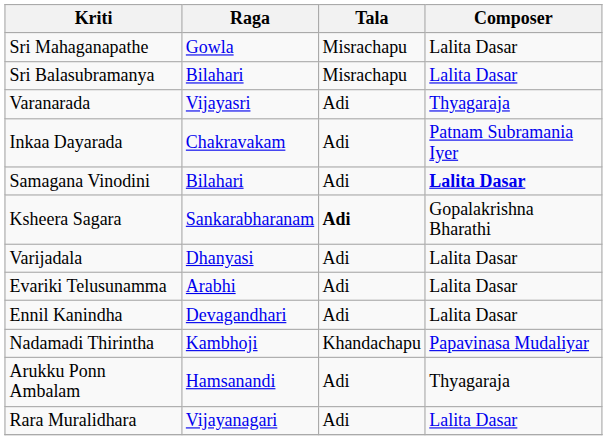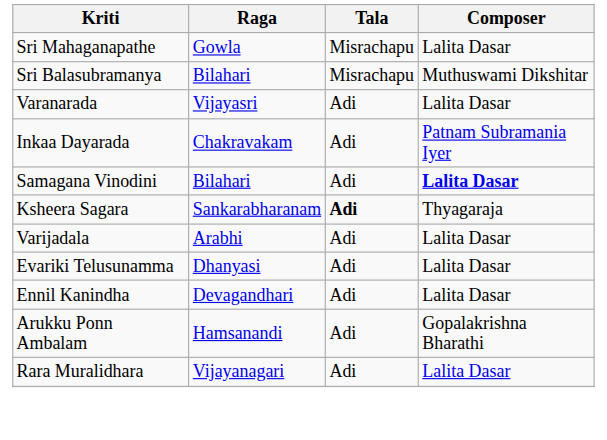(473, 75) Lalita Dasar -> (505, 75) Muthuswami Dikshitar
(470, 103) Thyagaraja -> (466, 103) Lalita Dasar
(482, 219) Gopalakrishna Bharathi -> (463, 209) Thyagaraja
(220, 257) Dhanyasi -> (218, 237) Arabhi
(211, 286) Arabhi -> (227, 266) Dhanyasi
- row: (82, 343)
(470, 381) Thyagaraja -> (475, 333) Gopalakrishna Bharathi
